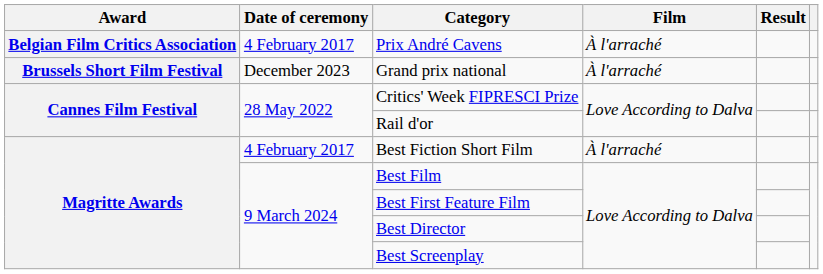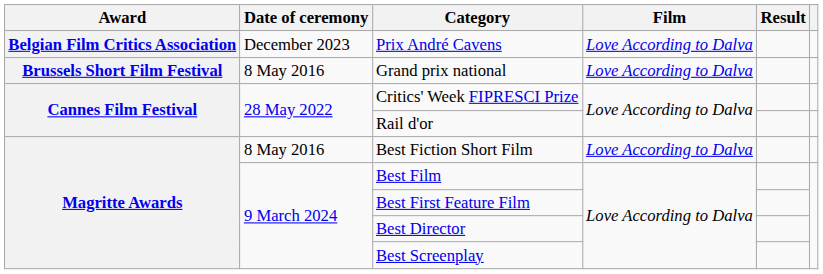(299, 44) 4 February 2017 -> (297, 44) December 2023
(624, 44) À l'arraché -> (670, 44) Love According to Dalva
(297, 70) December 2023 -> (284, 70) 8 May 2016
(624, 70) À l'arraché -> (670, 70) Love According to Dalva
(299, 149) 4 February 2017 -> (284, 149) 8 May 2016
(624, 149) À l'arraché -> (670, 149) Love According to Dalva
